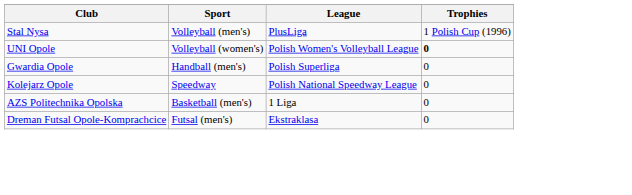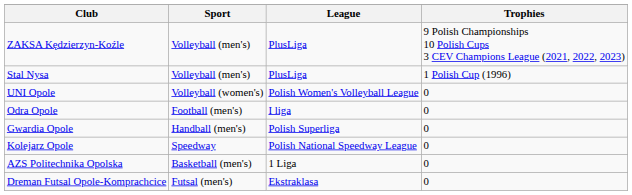+ row: (66, 44)
(426, 49) bold -> (426, 92) normal
+ row: (32, 110)
